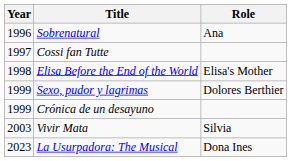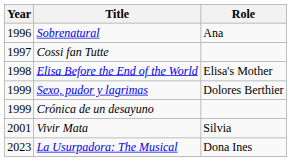(19, 128) 2003 -> (19, 128) 2001
